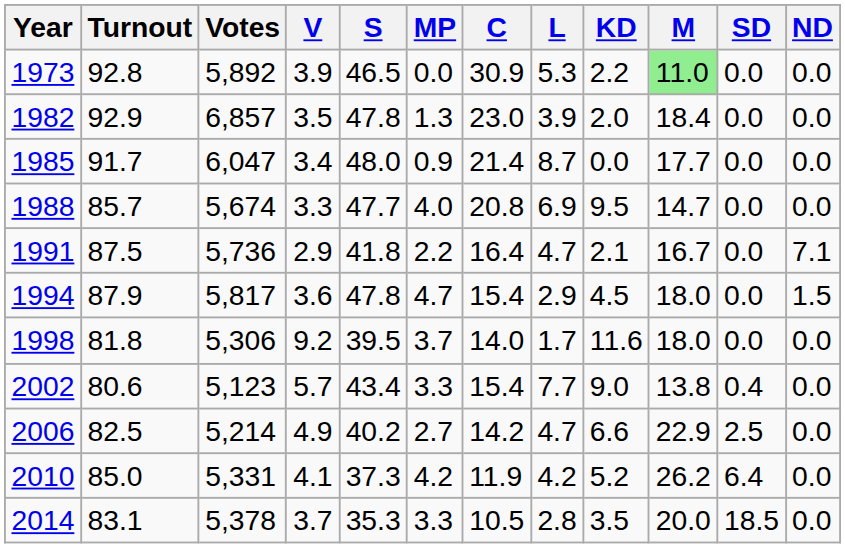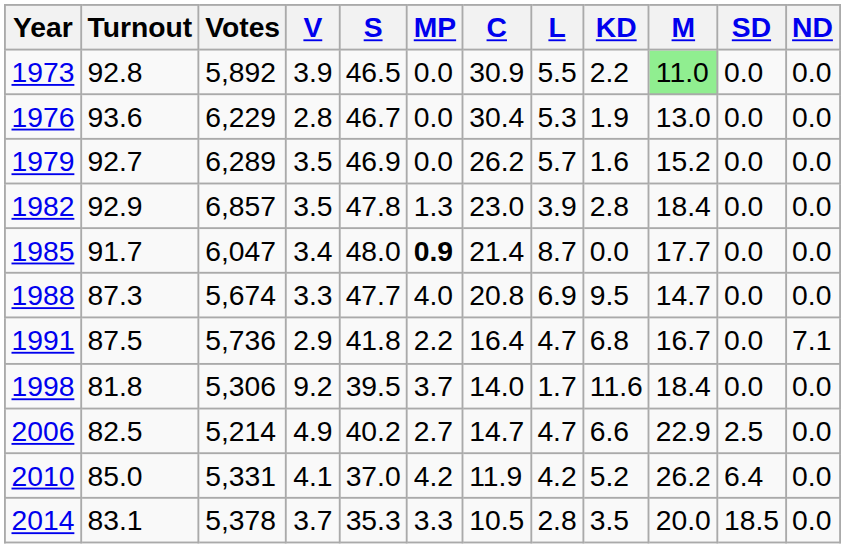(557, 72) 5.3 -> (557, 72) 5.5
+ row: (43, 117)
+ row: (43, 162)
(609, 117) 2.0 -> (609, 207) 2.8
(433, 162) normal -> (433, 251) bold
(115, 207) 85.7 -> (115, 296) 87.3
(609, 251) 2.1 -> (609, 341) 6.8
- row: (43, 296)
(683, 341) 18.0 -> (683, 386) 18.4
- row: (43, 386)
(497, 430) 14.2 -> (497, 430) 14.7
(373, 475) 37.3 -> (373, 475) 37.0
